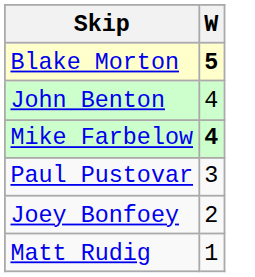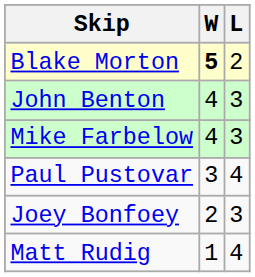+ column: (236, 24)
(211, 138) bold -> (211, 138) normal
